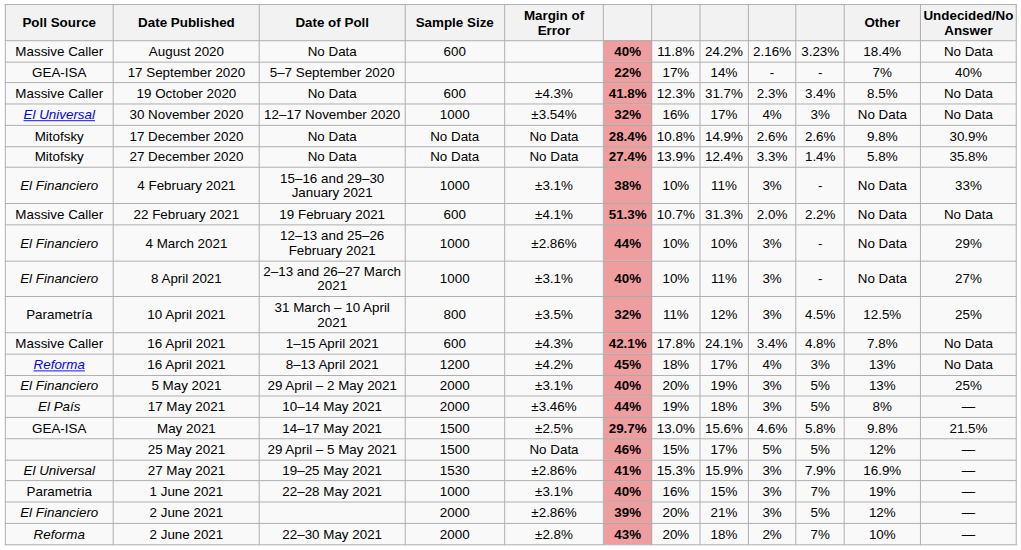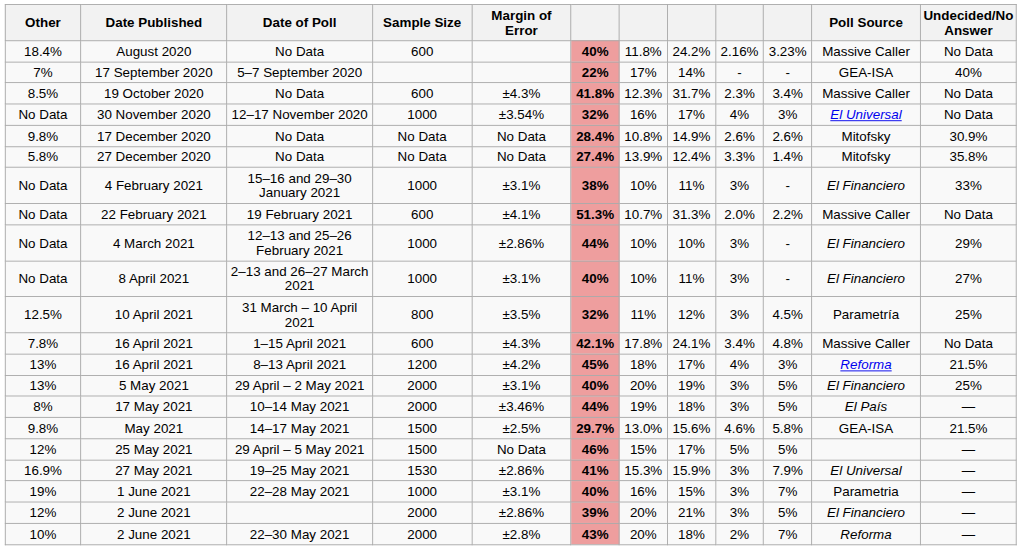columns swapped: (59, 22) <-> (882, 22)
(968, 364) No Data -> (968, 364) 21.5%
